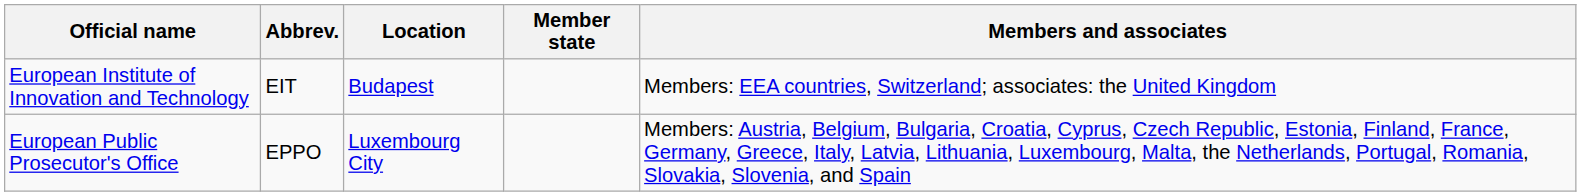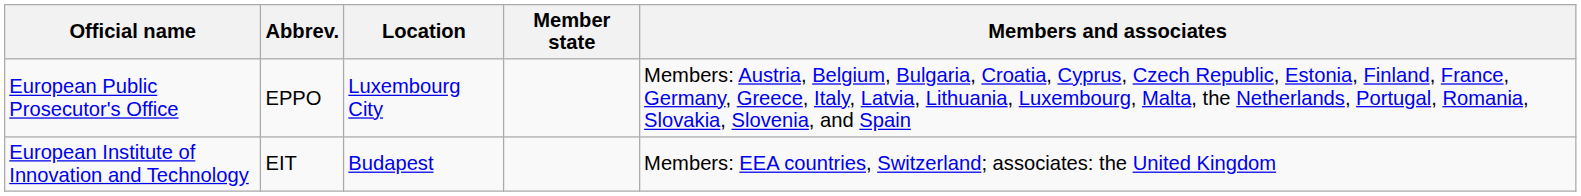rows swapped: (129, 86) <-> (94, 152)
